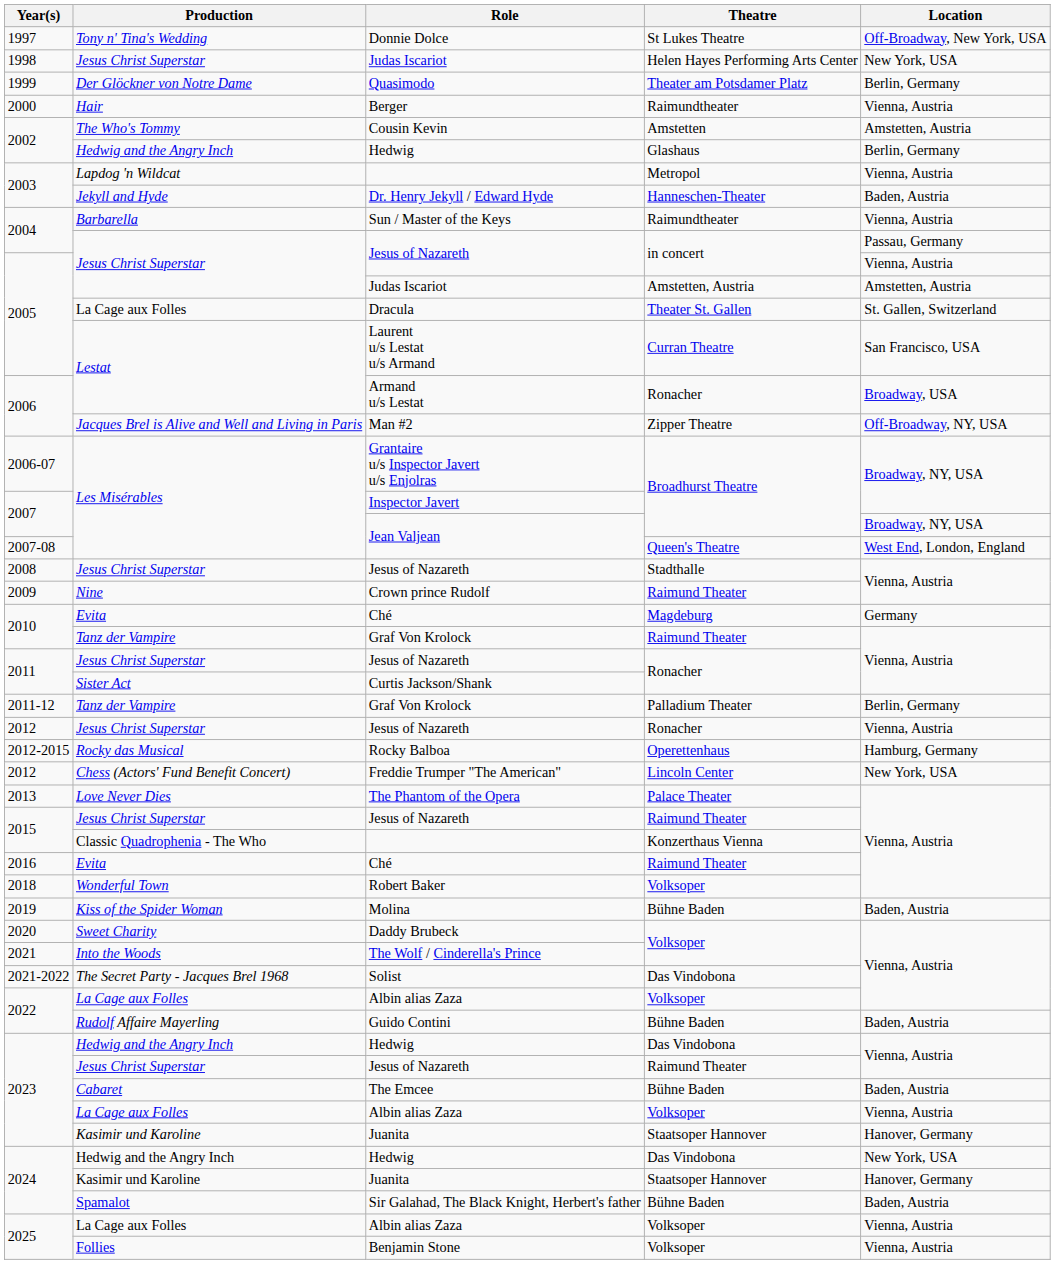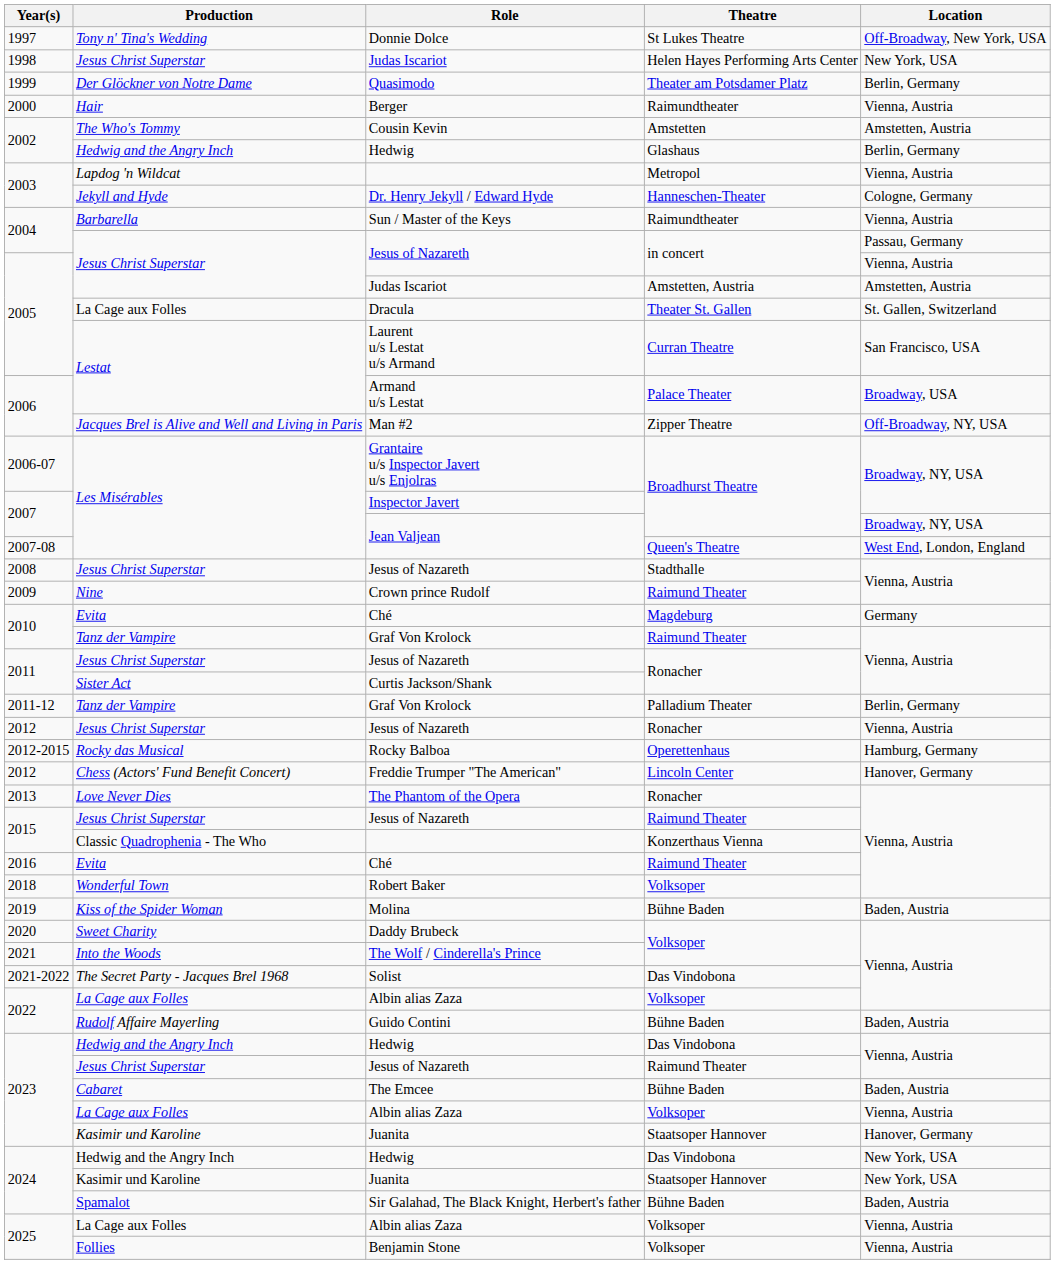(907, 196) Baden, Austria -> (918, 196) Cologne, Germany
(675, 394) Ronacher -> (689, 394) Palace Theater
(911, 773) New York, USA -> (919, 773) Hanover, Germany
(689, 795) Palace Theater -> (675, 795) Ronacher
(919, 1179) Hanover, Germany -> (911, 1179) New York, USA
